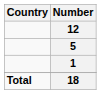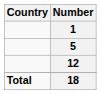rows swapped: (73, 30) <-> (73, 64)
